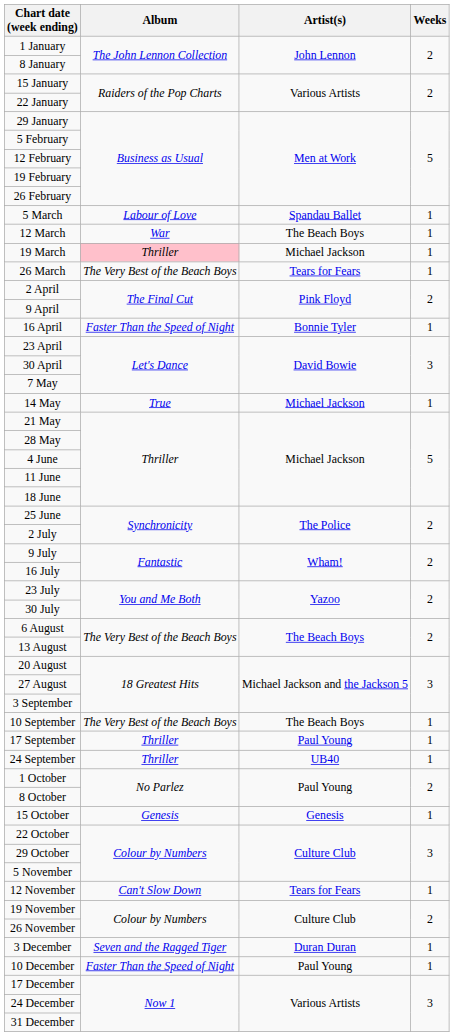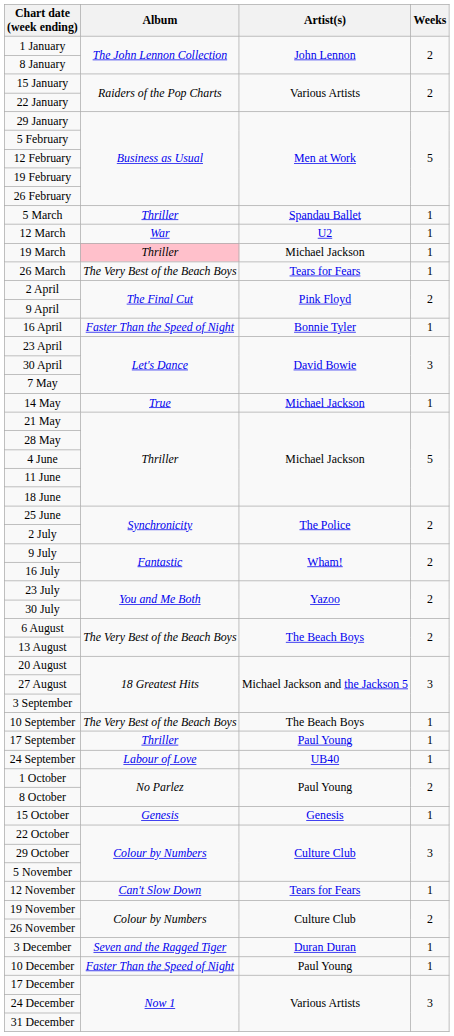(160, 214) Labour of Love -> (160, 214) Thriller
(325, 233) The Beach Boys -> (325, 233) U2
(160, 759) Thriller -> (160, 759) Labour of Love
